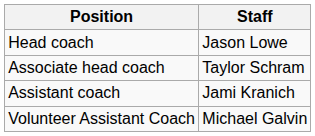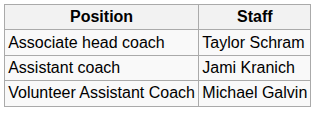- row: (51, 42)
